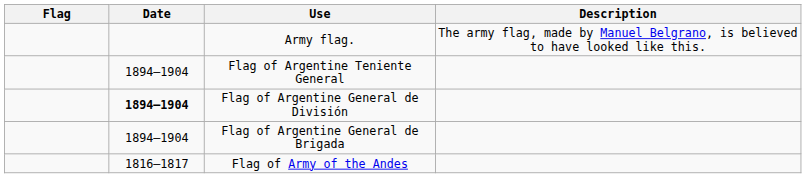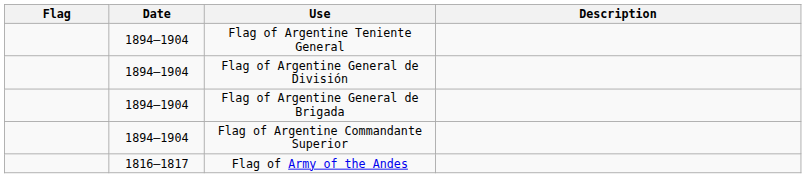- row: (320, 40)
(157, 105) bold -> (157, 72) normal
+ row: (320, 138)
